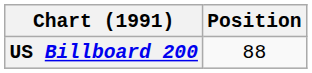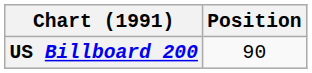(254, 53) 88 -> (254, 53) 90
